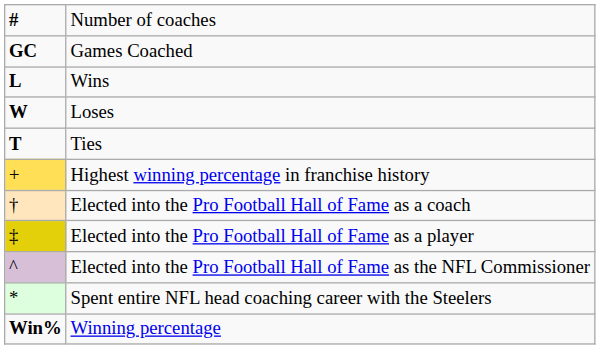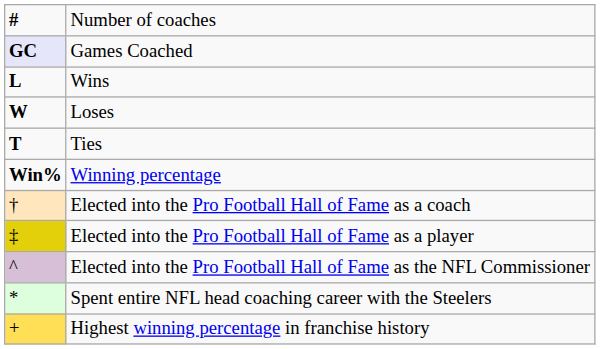(23, 51) no background -> (23, 51) lavender background
rows swapped: (146, 329) <-> (250, 174)
